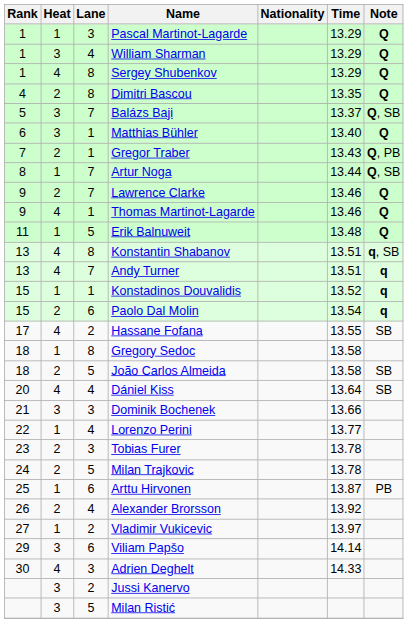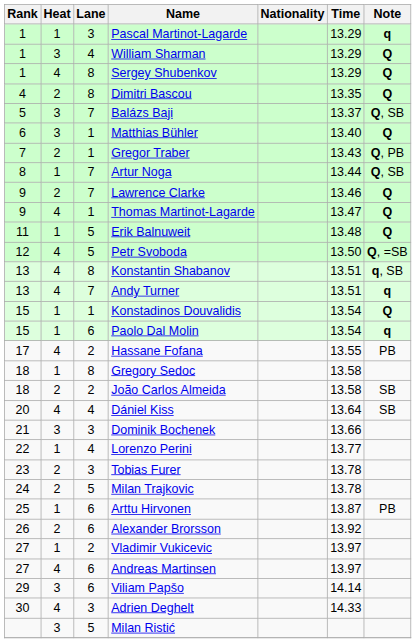(384, 34) Q -> (387, 34) q
(346, 212) 13.46 -> (346, 212) 13.47
+ row: (149, 251)
(346, 291) 13.52 -> (346, 311) 13.54
(384, 291) q -> (387, 311) Q
(57, 311) 2 -> (57, 331) 1
(384, 331) SB -> (387, 350) PB
(91, 370) 5 -> (91, 390) 2
(91, 509) 4 -> (91, 529) 6
+ row: (164, 568)
- row: (150, 588)
